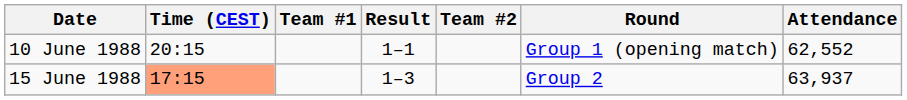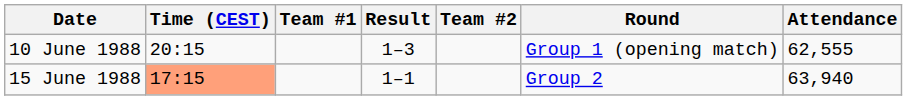(398, 50) 1–1 -> (398, 50) 1–3
(820, 50) 62,552 -> (820, 50) 62,555
(398, 79) 1–3 -> (398, 79) 1–1
(820, 79) 63,937 -> (820, 79) 63,940
